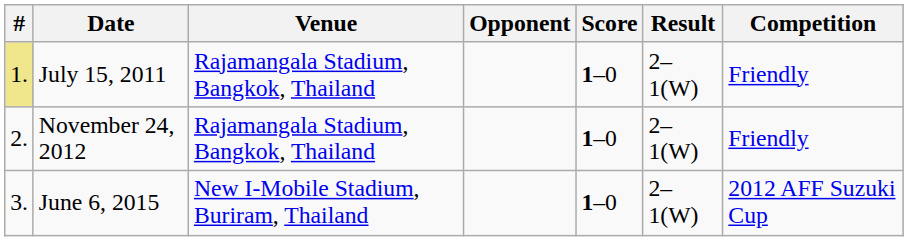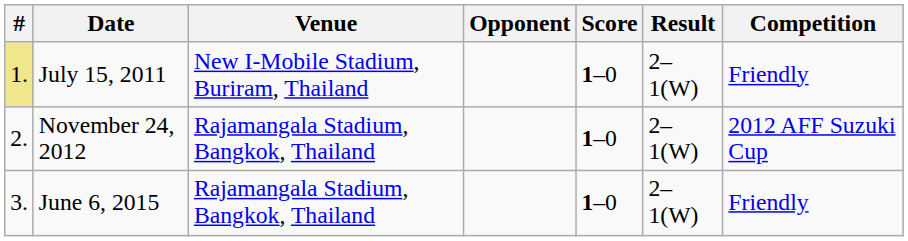(301, 74) Rajamangala Stadium, Bangkok, Thailand -> (307, 74) New I-Mobile Stadium, Buriram, Thailand
(768, 138) Friendly -> (812, 138) 2012 AFF Suzuki Cup
(307, 202) New I-Mobile Stadium, Buriram, Thailand -> (301, 202) Rajamangala Stadium, Bangkok, Thailand
(812, 202) 2012 AFF Suzuki Cup -> (768, 202) Friendly
